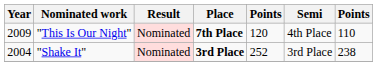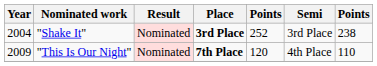rows swapped: (61, 52) <-> (84, 33)
